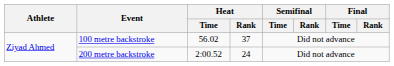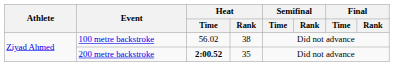(246, 40) 37 -> (246, 40) 38
(209, 54) normal -> (209, 54) bold
(246, 54) 24 -> (246, 54) 35
